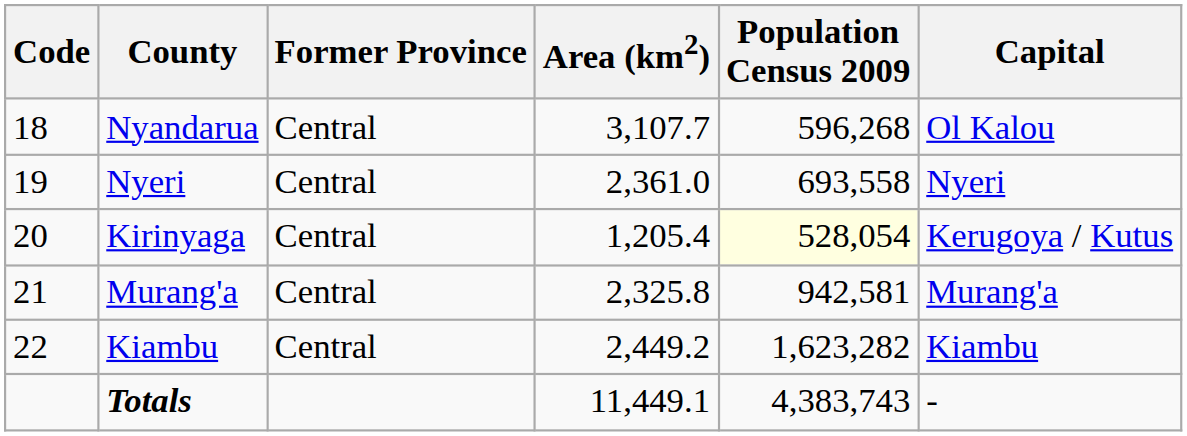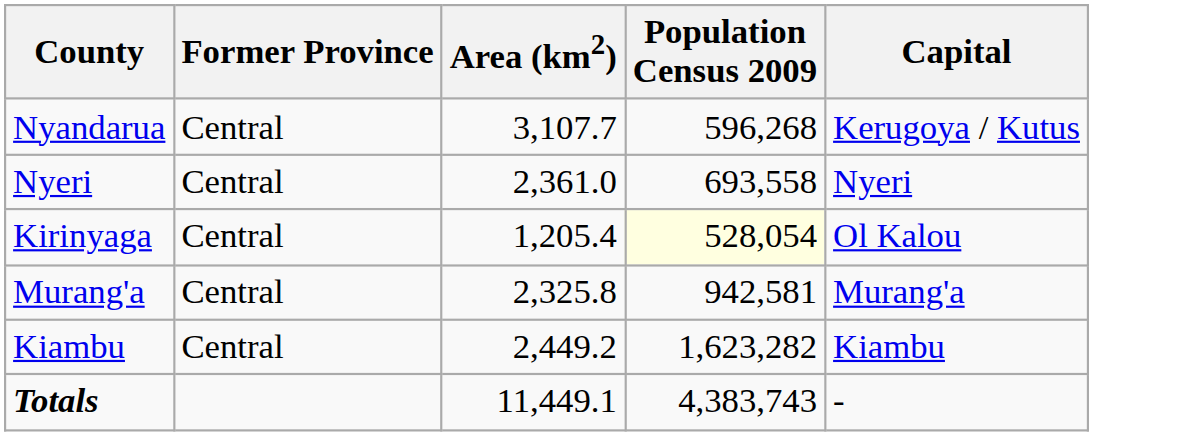- column: (52, 51)
(990, 126) Ol Kalou -> (957, 126) Kerugoya / Kutus
(1050, 236) Kerugoya / Kutus -> (897, 236) Ol Kalou
